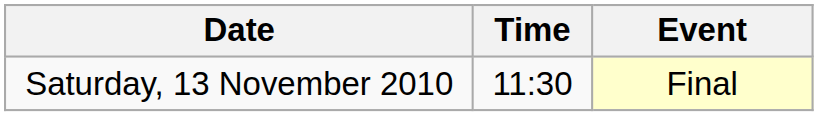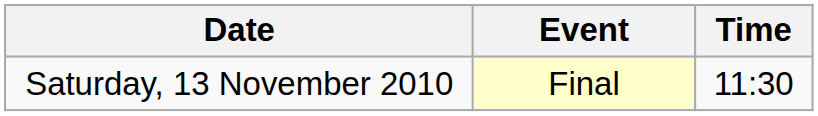columns swapped: (533, 30) <-> (702, 30)
